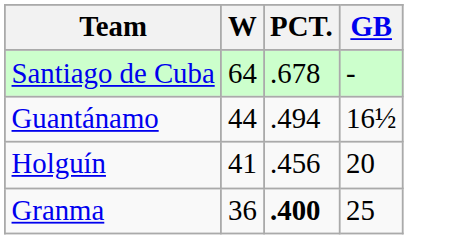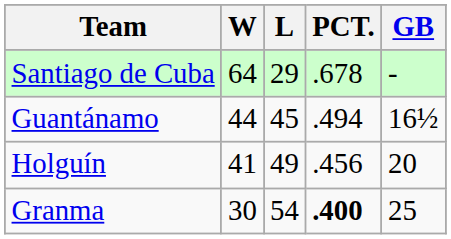+ column: (284, 27)
(242, 210) 36 -> (242, 210) 30
